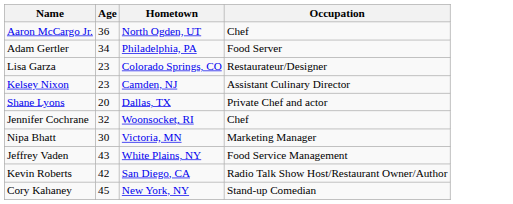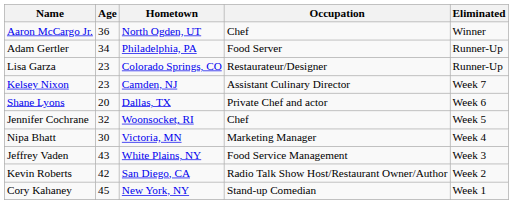+ column: (479, 13)
